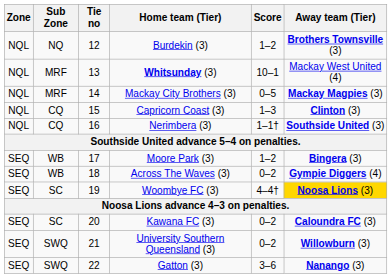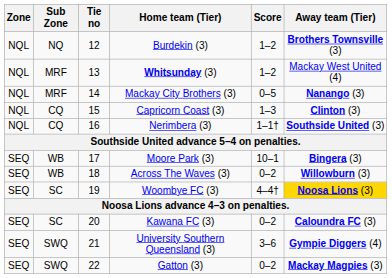(268, 72) 10–1 -> (268, 72) 1–2
(335, 94) Mackay Magpies (3) -> (335, 94) Nanango (3)
(268, 158) 1–2 -> (268, 158) 10–1
(335, 174) Gympie Diggers (4) -> (335, 174) Willowburn (3)
(268, 244) 0–2 -> (268, 244) 3–6
(335, 244) Willowburn (3) -> (335, 244) Gympie Diggers (4)
(268, 265) 3–6 -> (268, 265) 0–2
(335, 265) Nanango (3) -> (335, 265) Mackay Magpies (3)
